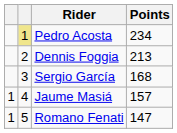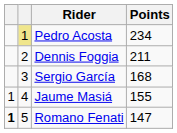(141, 56) 213 -> (140, 56) 211
(141, 97) 157 -> (141, 97) 155
(11, 117) normal -> (11, 117) bold
